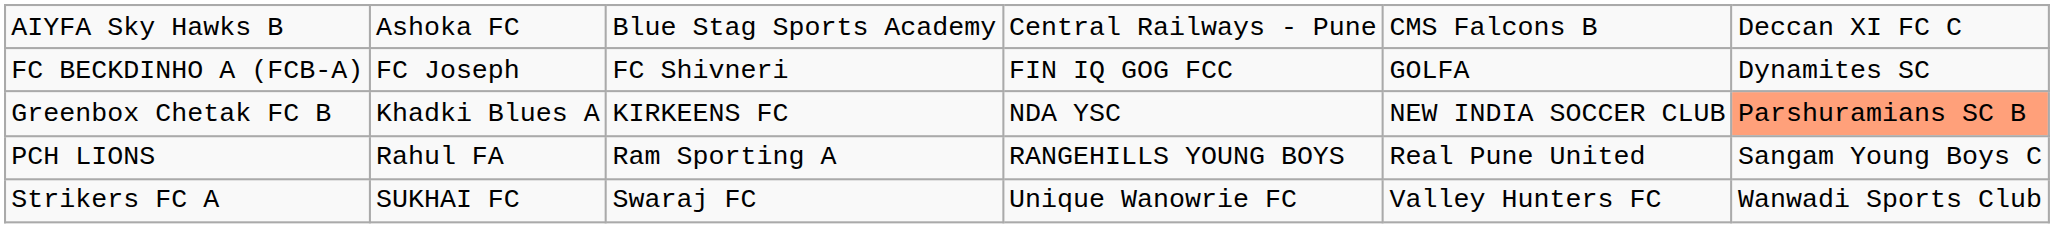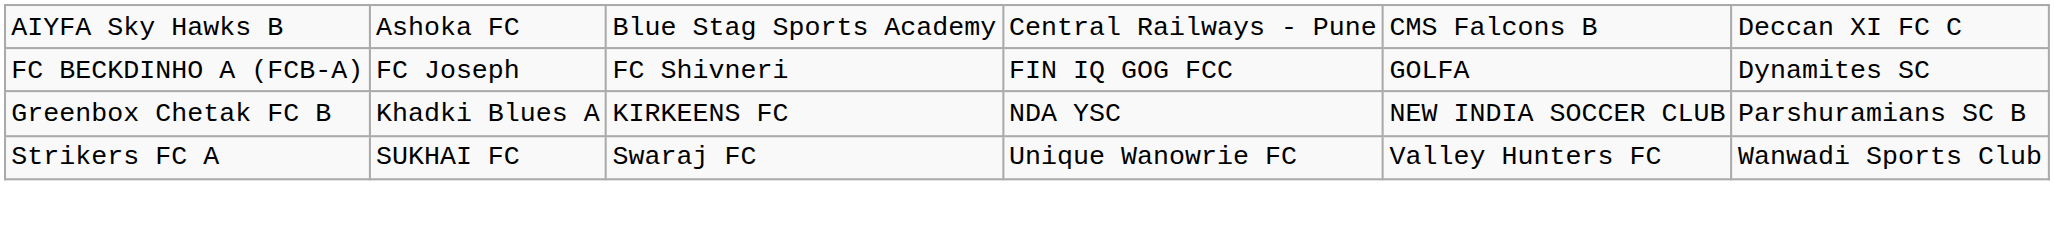(1882, 114) lightsalmon background -> (1882, 114) no background
- row: (83, 157)
